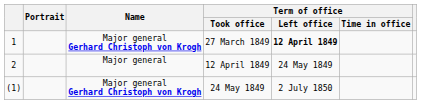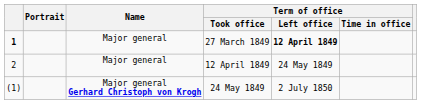(14, 42) normal -> (14, 42) bold
(135, 42) Major general Gerhard Christoph von Krogh -> (135, 38) Major general
